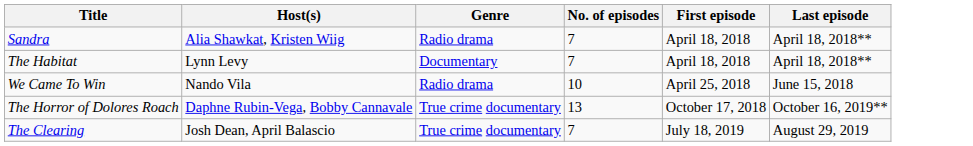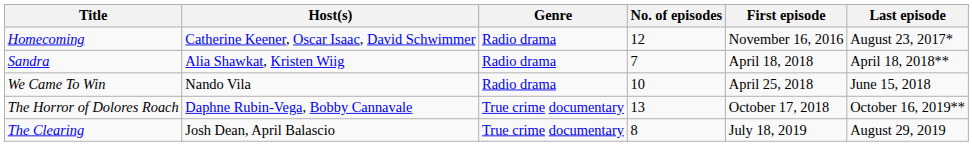+ row: (46, 38)
- row: (42, 61)
(571, 130) 7 -> (634, 130) 8
